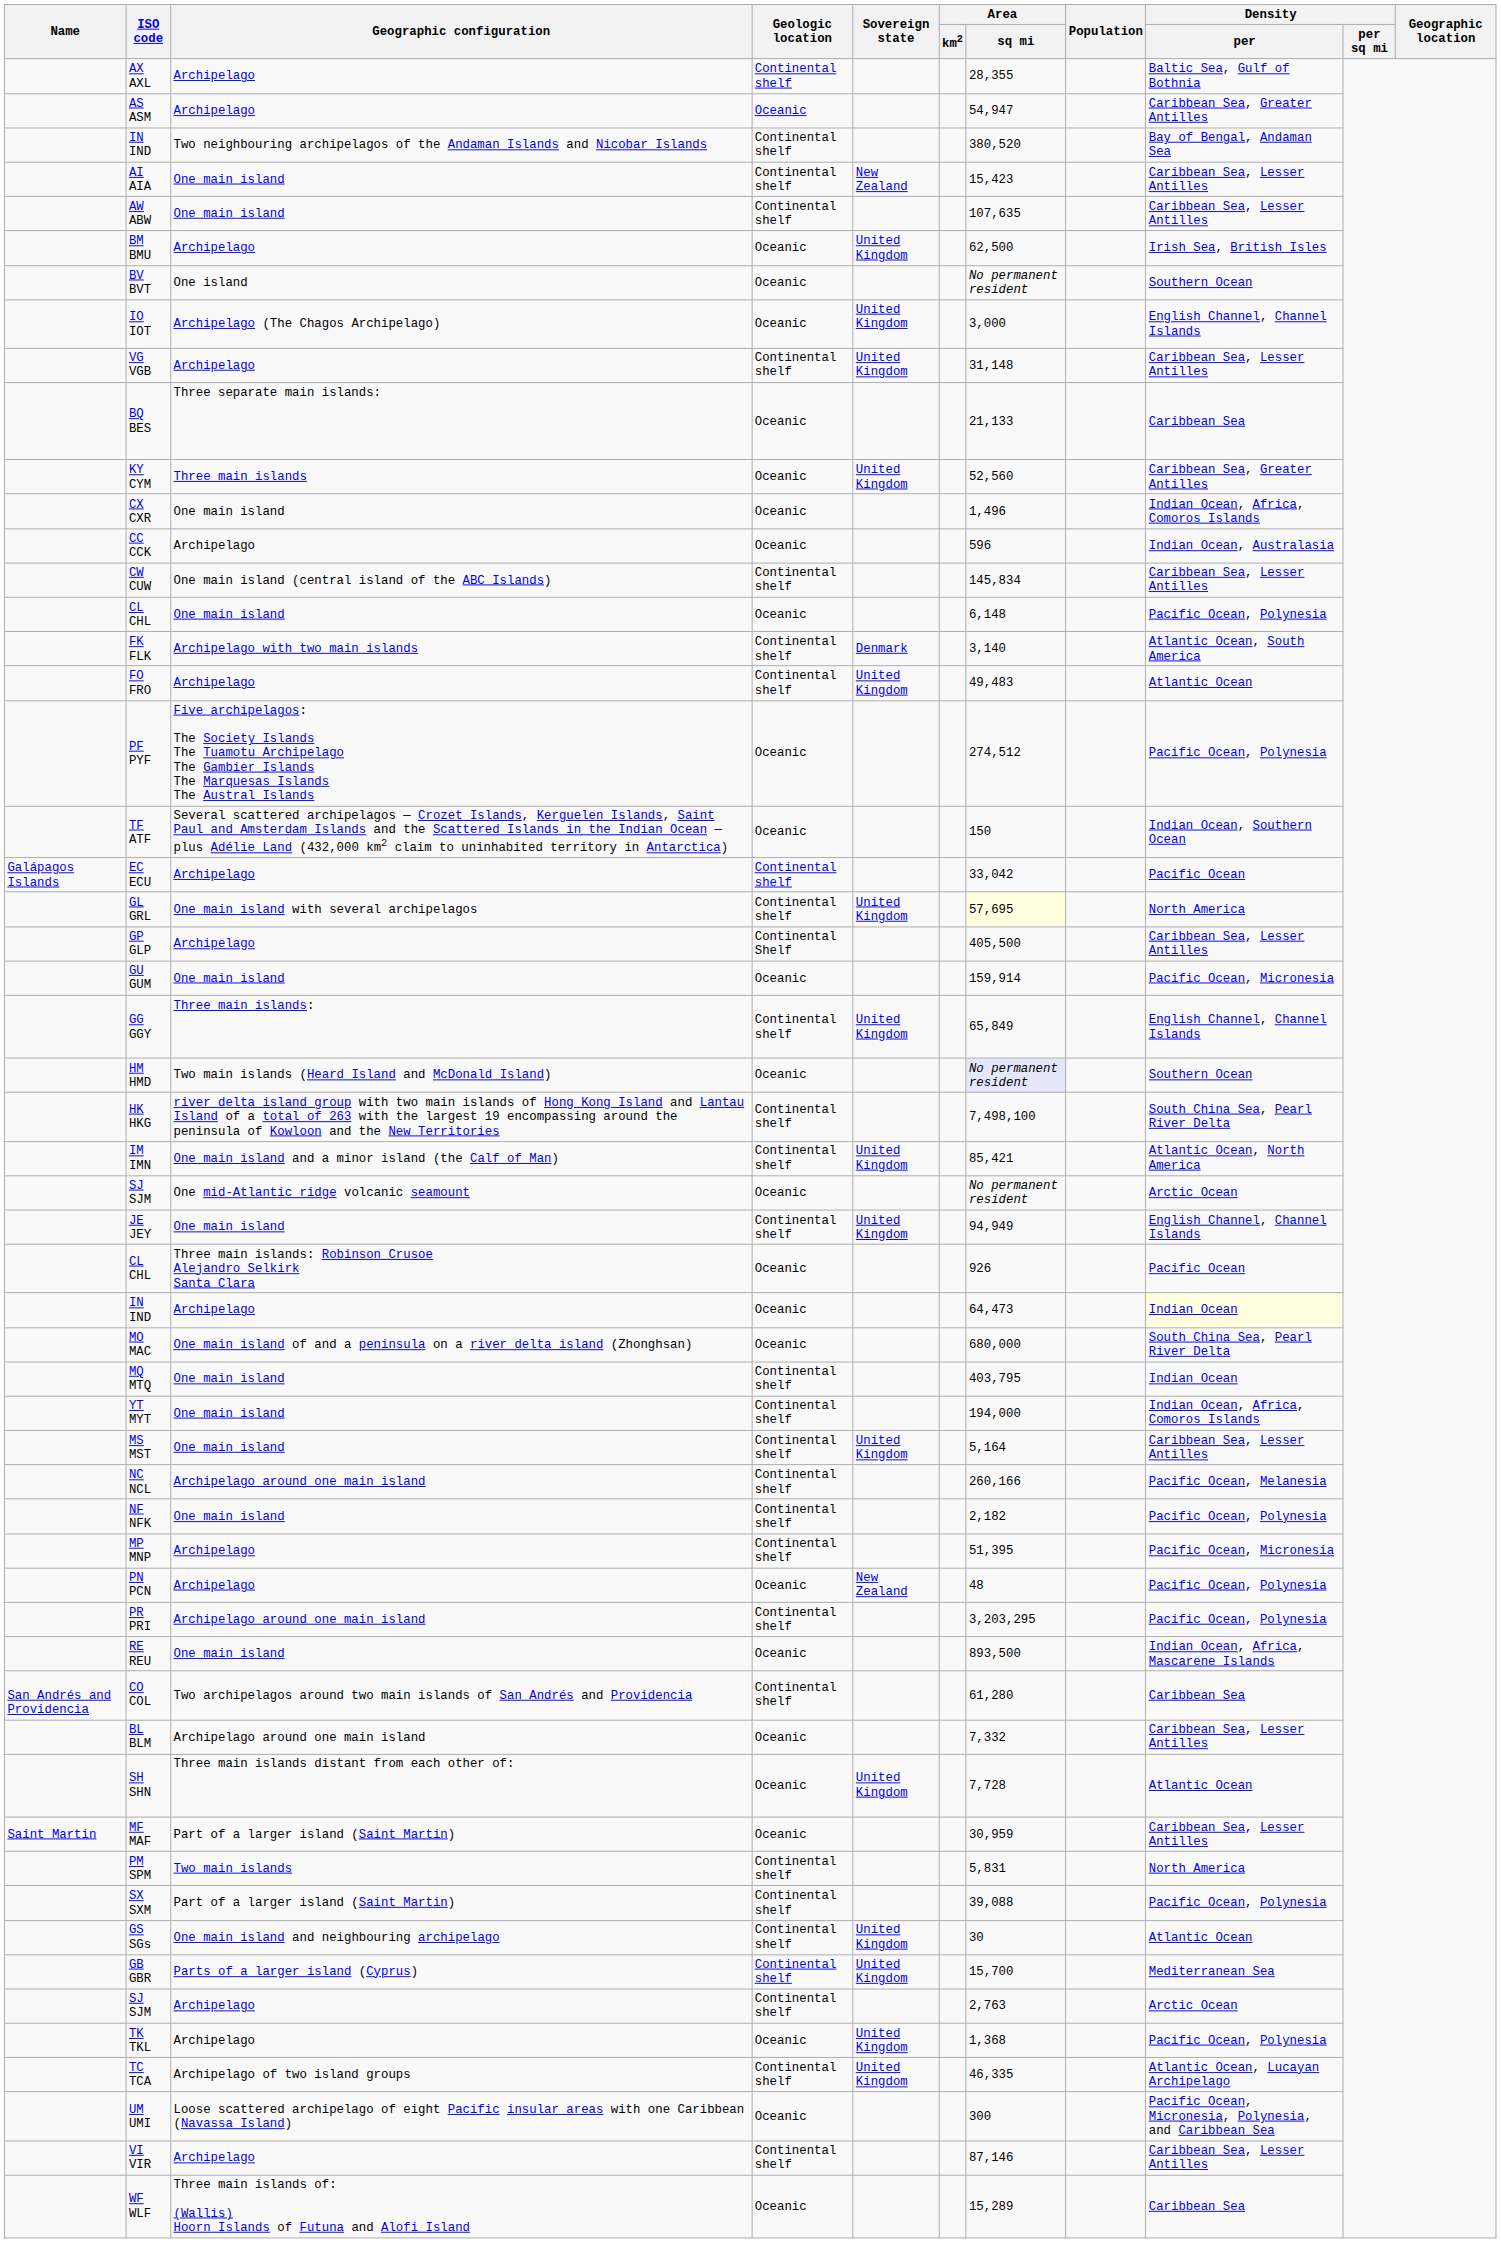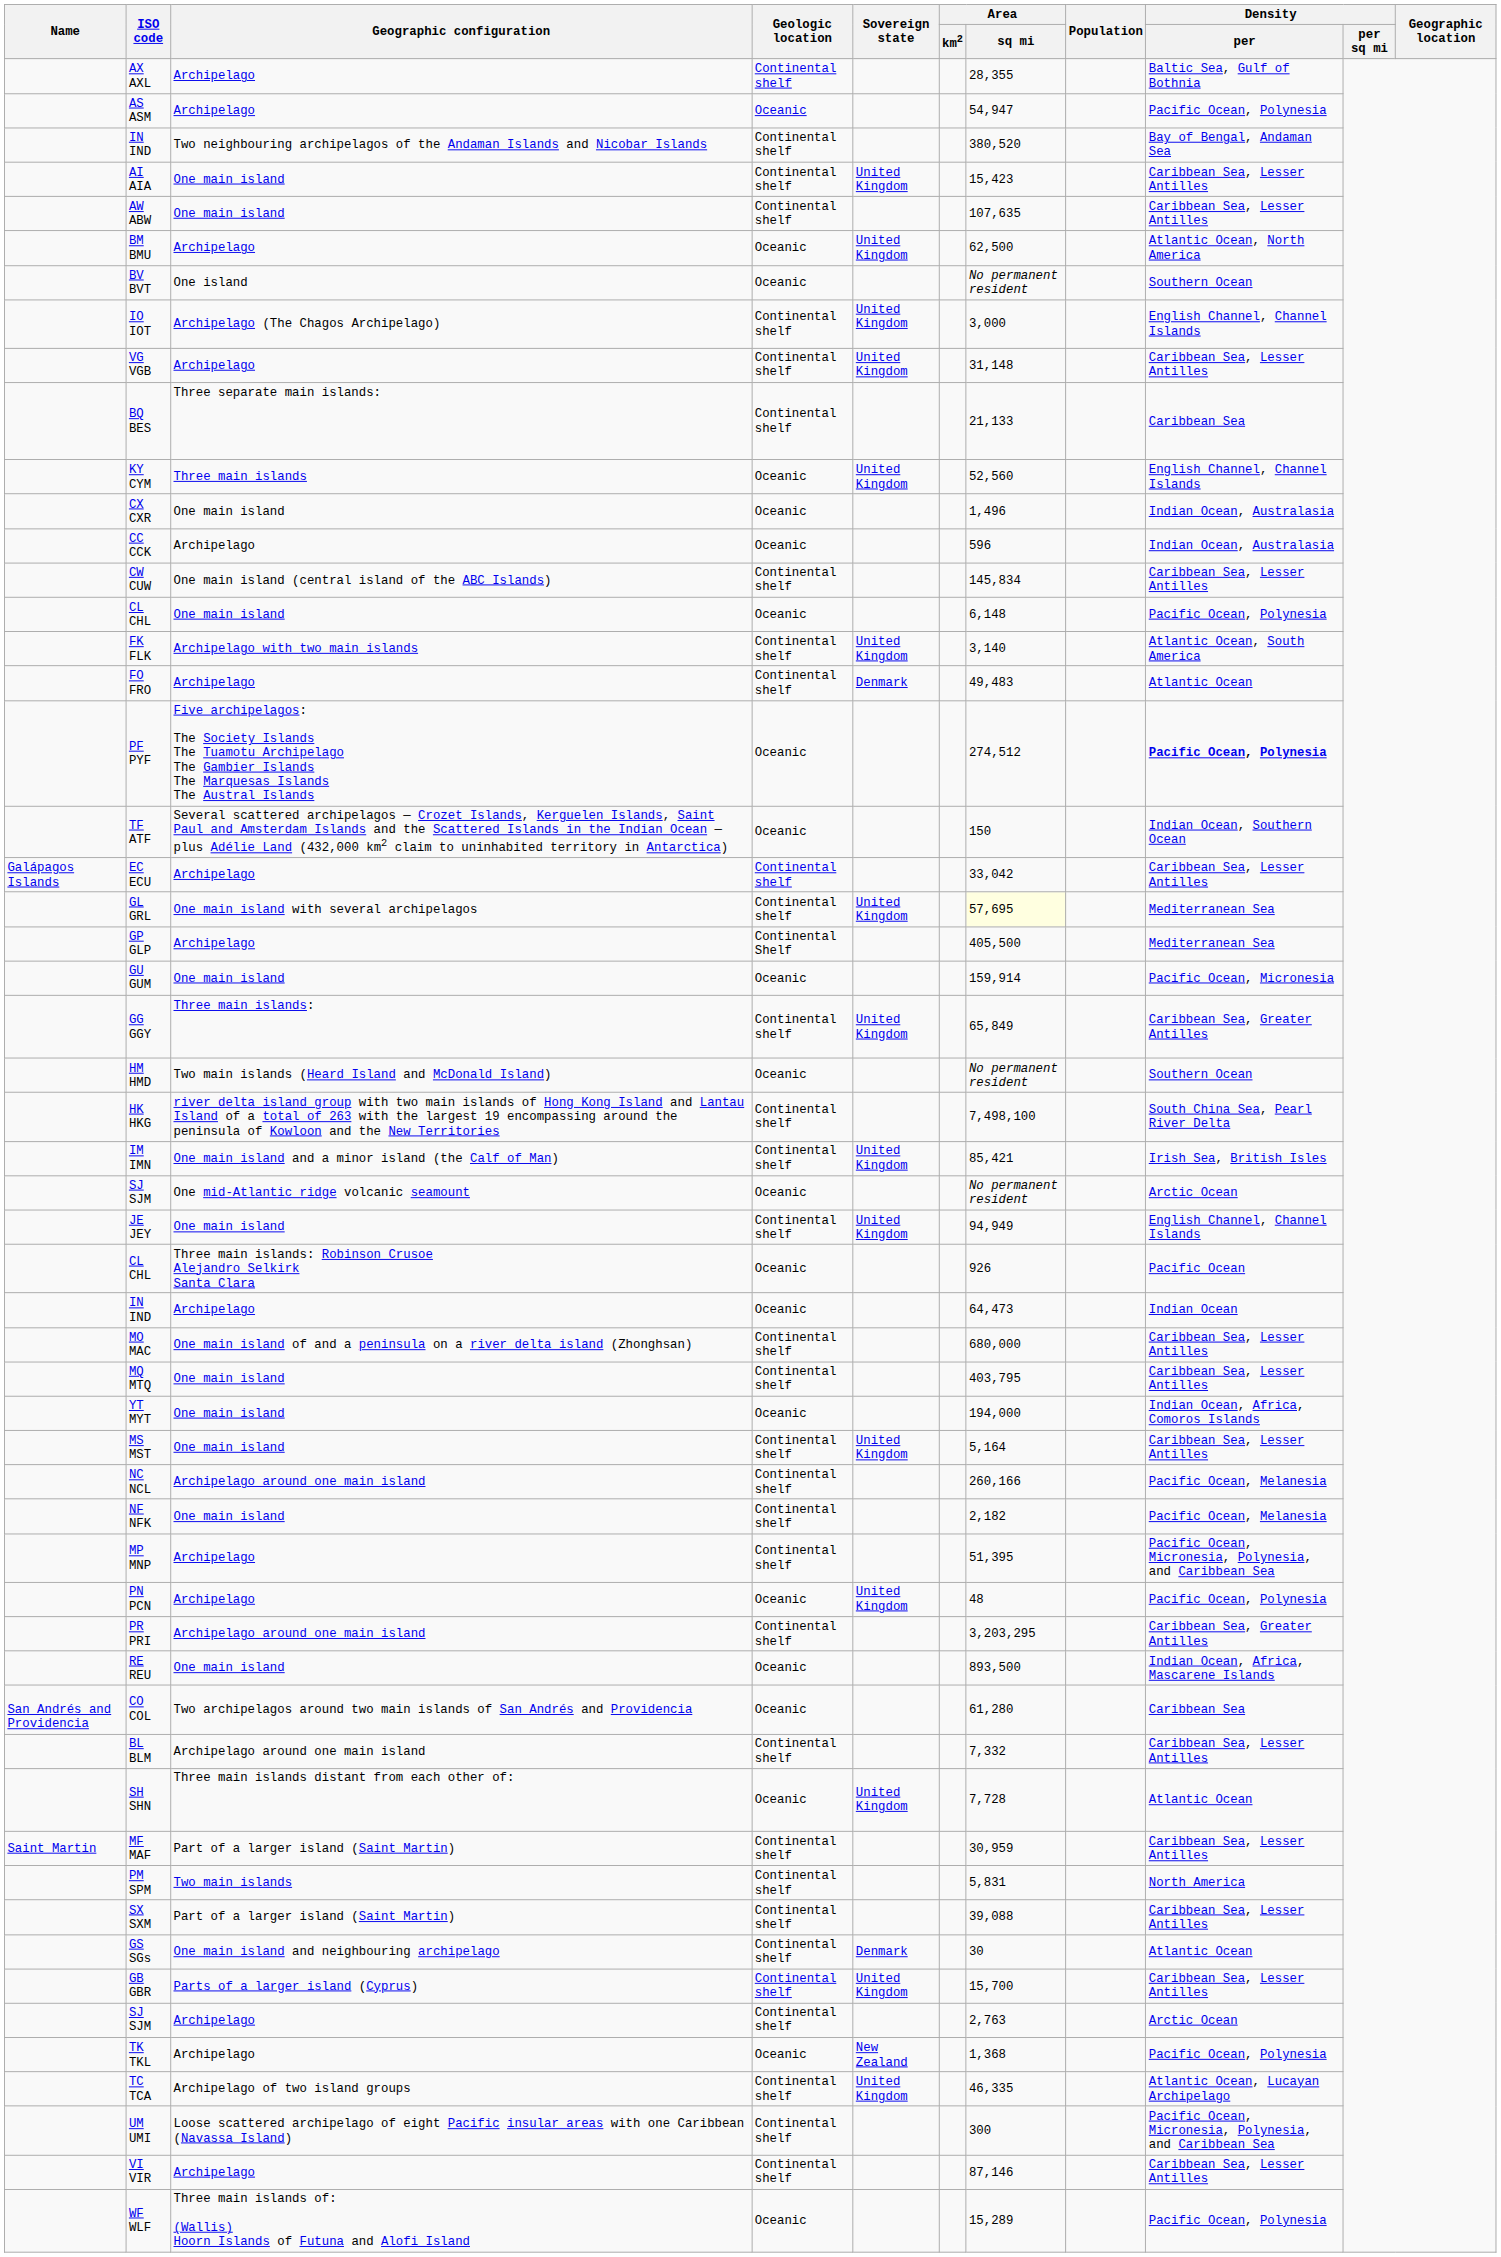(1230, 111) Caribbean Sea, Greater Antilles -> (1238, 111) Pacific Ocean, Polynesia
(882, 179) New Zealand -> (882, 179) United Kingdom
(1238, 248) Irish Sea, British Isles -> (1227, 248) Atlantic Ocean, North America
(781, 324) Oceanic -> (796, 324) Continental shelf
(781, 421) Oceanic -> (796, 421) Continental shelf
(1230, 477) Caribbean Sea, Greater Antilles -> (1238, 477) English Channel, Channel Islands
(1227, 511) Indian Ocean, Africa, Comoros Islands -> (1241, 511) Indian Ocean, Australasia
(882, 649) Denmark -> (882, 649) United Kingdom
(882, 683) United Kingdom -> (882, 683) Denmark
(1238, 753) normal -> (1238, 753) bold
(1197, 875) Pacific Ocean -> (1227, 875) Caribbean Sea, Lesser Antilles
(1197, 909) North America -> (1212, 909) Mediterranean Sea
(1227, 944) Caribbean Sea, Lesser Antilles -> (1212, 944) Mediterranean Sea
(1238, 1027) English Channel, Channel Islands -> (1230, 1027) Caribbean Sea, Greater Antilles
(1013, 1075) lavender background -> (1013, 1075) no background
(1227, 1158) Atlantic Ocean, North America -> (1238, 1158) Irish Sea, British Isles
(1193, 1310) lightyellow background -> (1193, 1310) no background
(781, 1345) Oceanic -> (796, 1345) Continental shelf
(1230, 1345) South China Sea, Pearl River Delta -> (1227, 1345) Caribbean Sea, Lesser Antilles
(1193, 1379) Indian Ocean -> (1227, 1379) Caribbean Sea, Lesser Antilles
(796, 1413) Continental shelf -> (781, 1413) Oceanic
(1238, 1516) Pacific Ocean, Polynesia -> (1238, 1516) Pacific Ocean, Melanesia
(1241, 1551) Pacific Ocean, Micronesia -> (1230, 1558) Pacific Ocean, Micronesia, Polynesia, and Caribbean Sea
(882, 1585) New Zealand -> (882, 1599) United Kingdom
(1238, 1620) Pacific Ocean, Polynesia -> (1230, 1634) Caribbean Sea, Greater Antilles
(796, 1695) Continental shelf -> (781, 1710) Oceanic
(781, 1737) Oceanic -> (796, 1751) Continental shelf
(781, 1834) Oceanic -> (796, 1848) Continental shelf
(1238, 1903) Pacific Ocean, Polynesia -> (1227, 1917) Caribbean Sea, Lesser Antilles
(882, 1937) United Kingdom -> (882, 1952) Denmark
(1212, 1972) Mediterranean Sea -> (1227, 1986) Caribbean Sea, Lesser Antilles
(882, 2040) United Kingdom -> (882, 2055) New Zealand
(781, 2116) Oceanic -> (796, 2131) Continental shelf
(1197, 2207) Caribbean Sea -> (1238, 2221) Pacific Ocean, Polynesia
